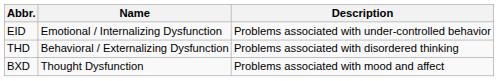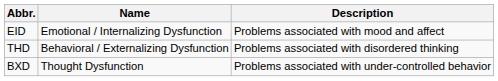(362, 31) Problems associated with under-controlled behavior -> (339, 31) Problems associated with mood and affect
(339, 66) Problems associated with mood and affect -> (362, 66) Problems associated with under-controlled behavior
